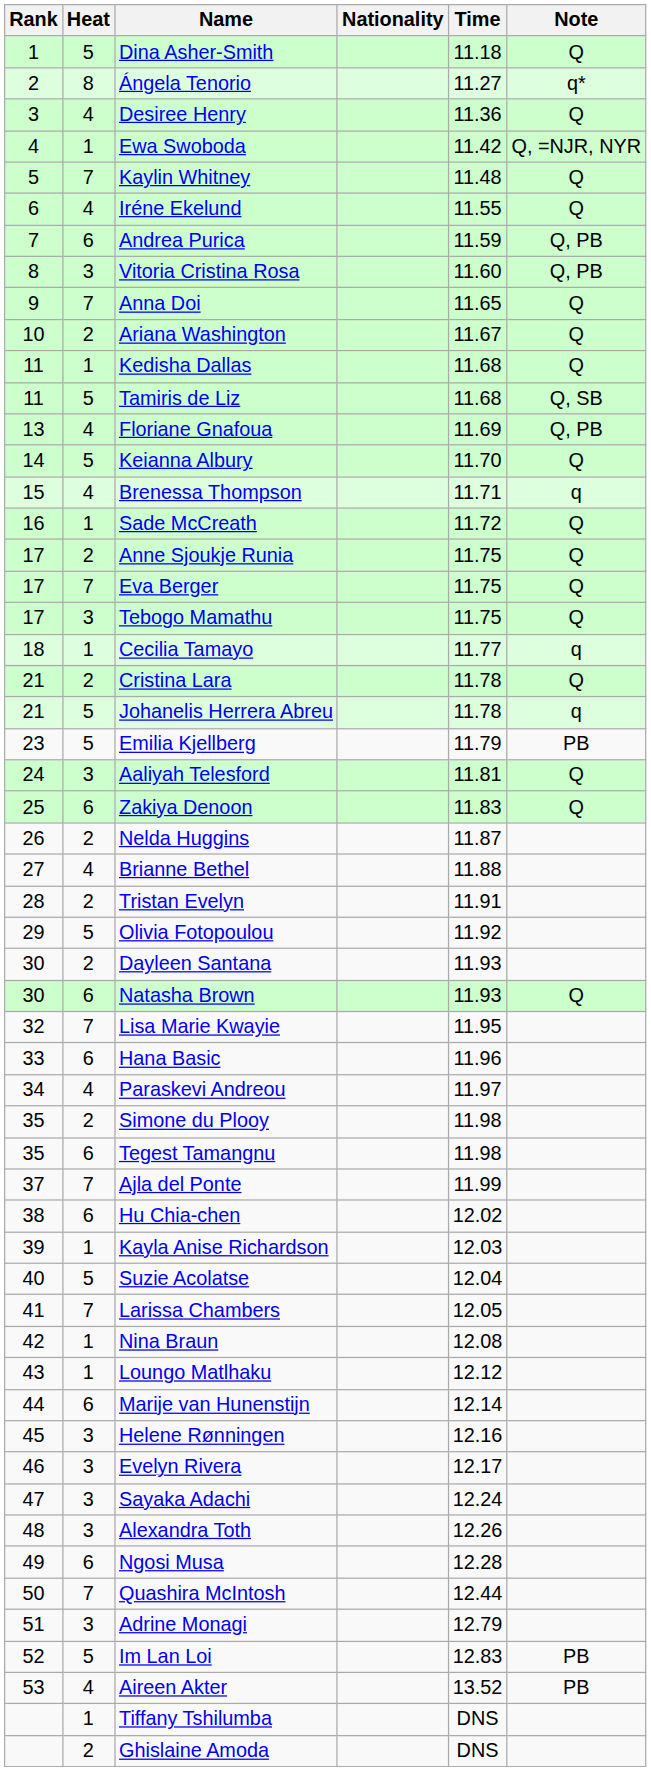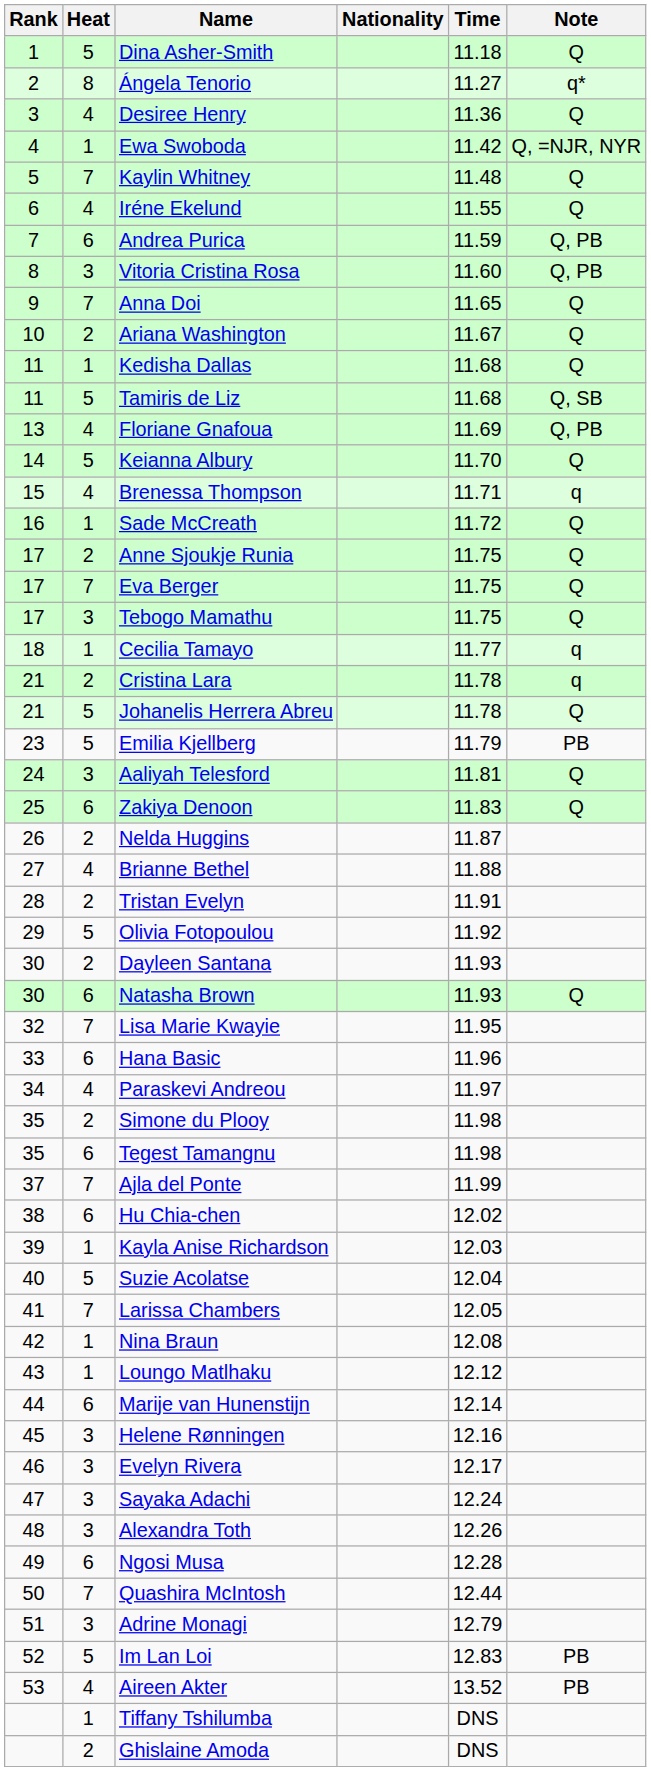(576, 680) Q -> (576, 680) q
(576, 712) q -> (576, 712) Q
